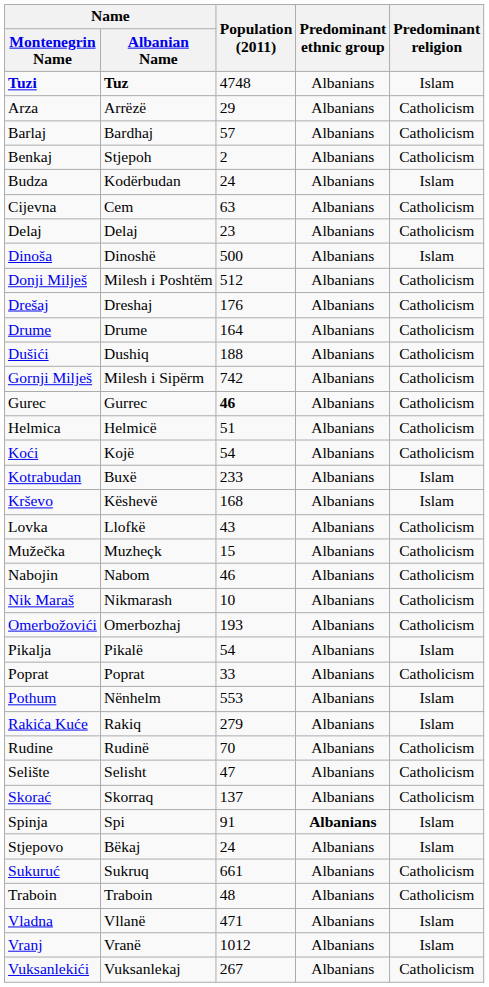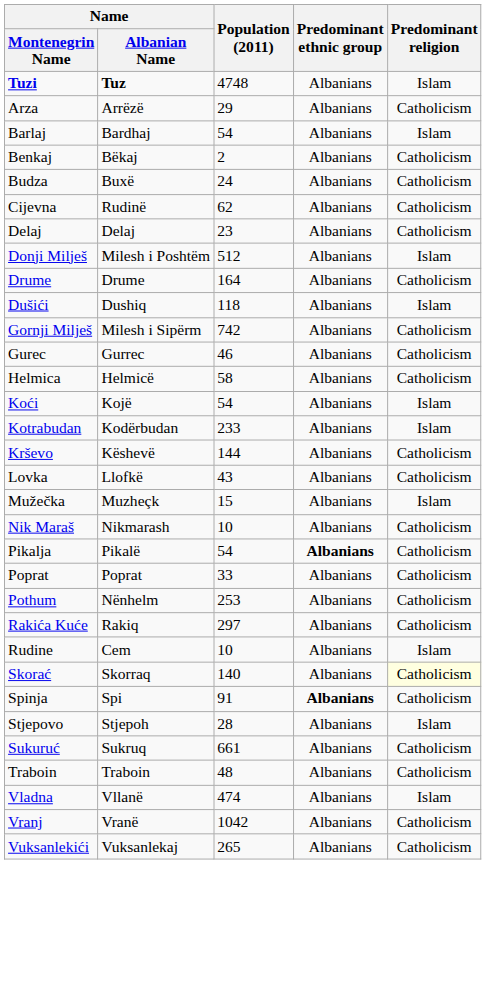(228, 132) 57 -> (225, 132) 54
(437, 132) Catholicism -> (434, 132) Islam
(128, 157) Stjepoh -> (120, 157) Bëkaj
(142, 181) Kodërbudan -> (118, 181) Buxë
(437, 181) Islam -> (434, 181) Catholicism
(119, 206) Cem -> (124, 206) Rudinë
(228, 206) 63 -> (225, 206) 62
- row: (30, 255)
(437, 280) Catholicism -> (434, 255) Islam
- row: (28, 305)
(231, 354) 188 -> (229, 305) 118
(437, 354) Catholicism -> (434, 305) Islam
(228, 403) bold -> (225, 354) normal
(228, 428) 51 -> (225, 378) 58
(437, 452) Catholicism -> (434, 403) Islam
(120, 477) Buxë -> (140, 428) Kodërbudan
(231, 501) 168 -> (229, 452) 144
(437, 501) Islam -> (434, 452) Catholicism
(437, 551) Catholicism -> (434, 501) Islam
- row: (33, 575)
- row: (52, 624)
(343, 649) normal -> (340, 551) bold
(437, 649) Islam -> (434, 551) Catholicism
(231, 698) 553 -> (229, 600) 253
(437, 698) Islam -> (434, 600) Catholicism
(231, 723) 279 -> (229, 624) 297
(437, 723) Islam -> (434, 624) Catholicism
(126, 748) Rudinë -> (116, 649) Cem
(228, 748) 70 -> (225, 649) 10
(437, 748) Catholicism -> (434, 649) Islam
- row: (29, 772)
(231, 797) 137 -> (229, 674) 140
(437, 797) no background -> (434, 674) lightyellow background
(437, 821) Islam -> (434, 698) Catholicism
(122, 846) Bëkaj -> (125, 723) Stjepoh
(228, 846) 24 -> (225, 723) 28
(231, 920) 471 -> (229, 797) 474
(235, 944) 1012 -> (233, 821) 1042
(437, 944) Islam -> (434, 821) Catholicism
(231, 969) 267 -> (229, 846) 265
